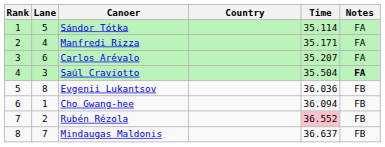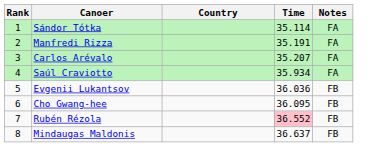- column: (45, 12)
(320, 42) 35.171 -> (293, 42) 35.191
(320, 73) 35.504 -> (293, 73) 35.934
(360, 73) bold -> (333, 73) normal
(320, 104) 36.094 -> (293, 104) 36.095
